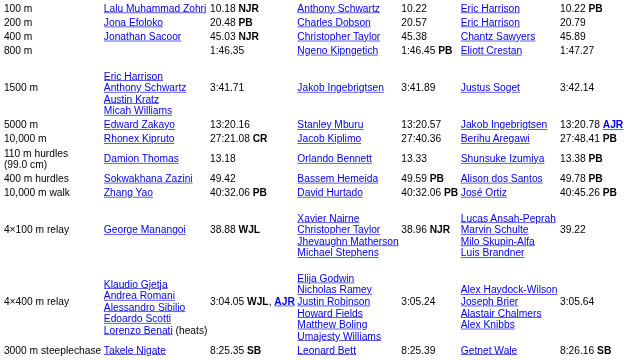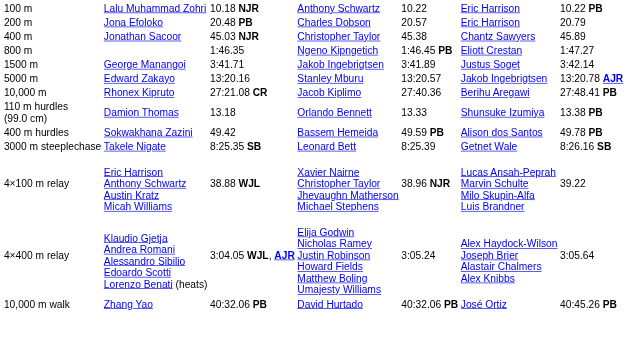(145, 93) Eric Harrison Anthony Schwartz Austin Kratz Micah Williams -> (145, 65) George Manangoi
rows swapped: (53, 350) <-> (37, 193)
(145, 230) George Manangoi -> (145, 189) Eric Harrison Anthony Schwartz Austin Kratz Micah Williams
